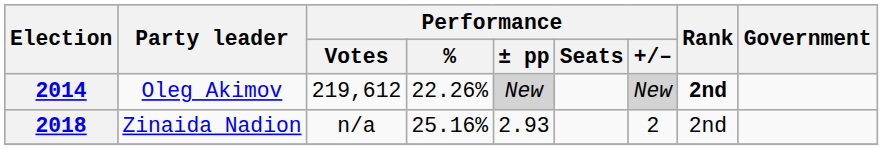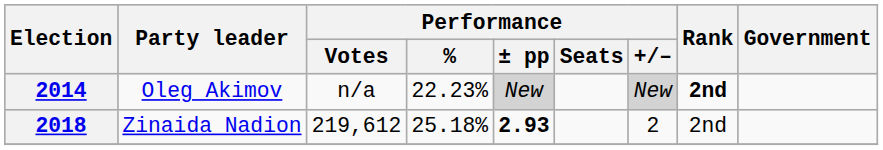(356, 92) 219,612 -> (356, 92) n/a
(450, 92) 22.26% -> (450, 92) 22.23%
(356, 126) n/a -> (356, 126) 219,612
(450, 126) 25.16% -> (450, 126) 25.18%
(524, 126) normal -> (524, 126) bold
